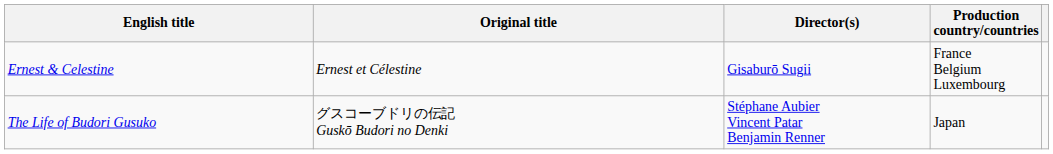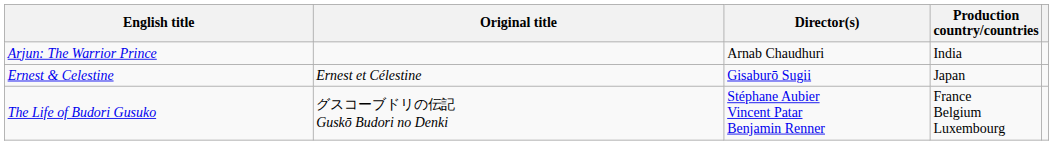+ row: (82, 53)
(969, 68) France Belgium Luxembourg -> (949, 75) Japan
(949, 122) Japan -> (969, 113) France Belgium Luxembourg
